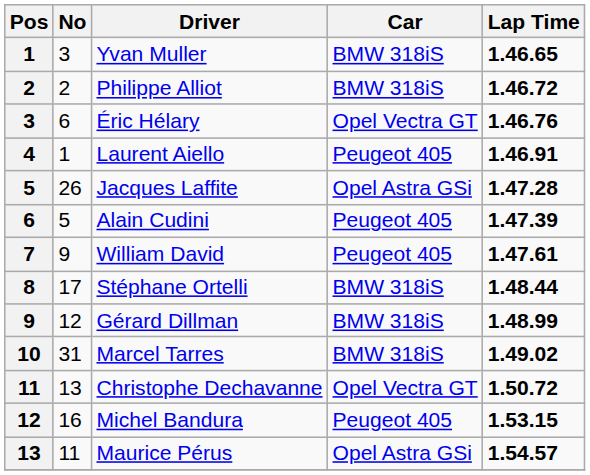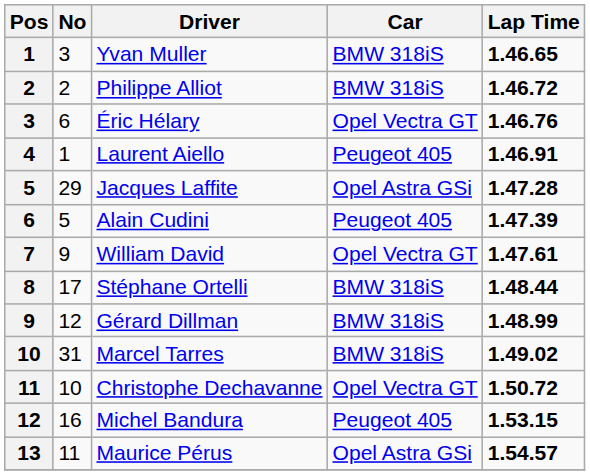(70, 187) 26 -> (70, 187) 29
(392, 254) Peugeot 405 -> (405, 254) Opel Vectra GT
(70, 386) 13 -> (70, 386) 10
